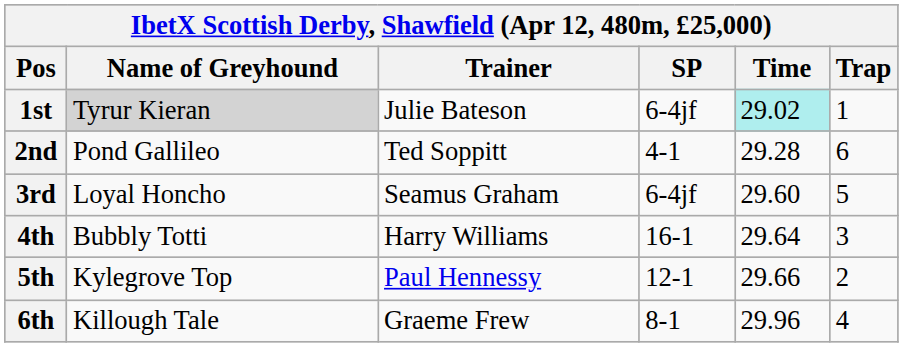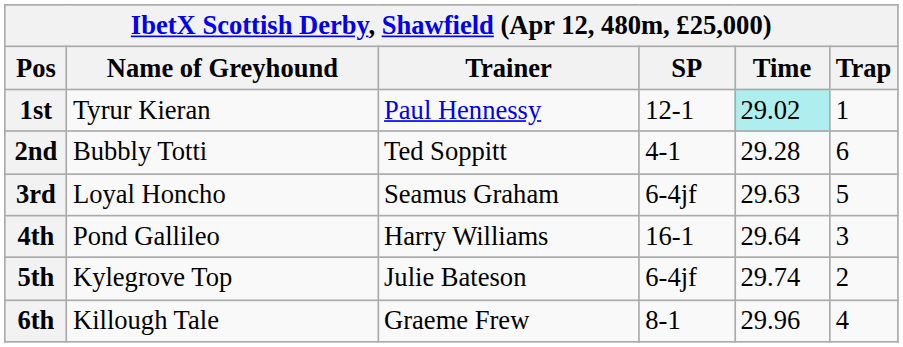(142, 109) lightgrey background -> (142, 109) no background
(455, 109) Julie Bateson -> (463, 109) Paul Hennessy
(671, 109) 6-4jf -> (670, 109) 12-1
(146, 151) Pond Gallileo -> (140, 151) Bubbly Totti
(770, 194) 29.60 -> (770, 194) 29.63
(140, 236) Bubbly Totti -> (146, 236) Pond Gallileo
(463, 278) Paul Hennessy -> (455, 278) Julie Bateson
(670, 278) 12-1 -> (671, 278) 6-4jf
(770, 278) 29.66 -> (770, 278) 29.74
